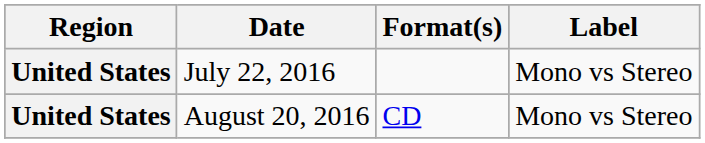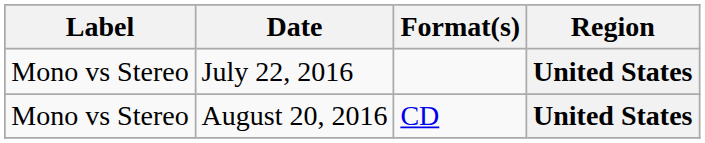columns swapped: (91, 26) <-> (604, 26)
